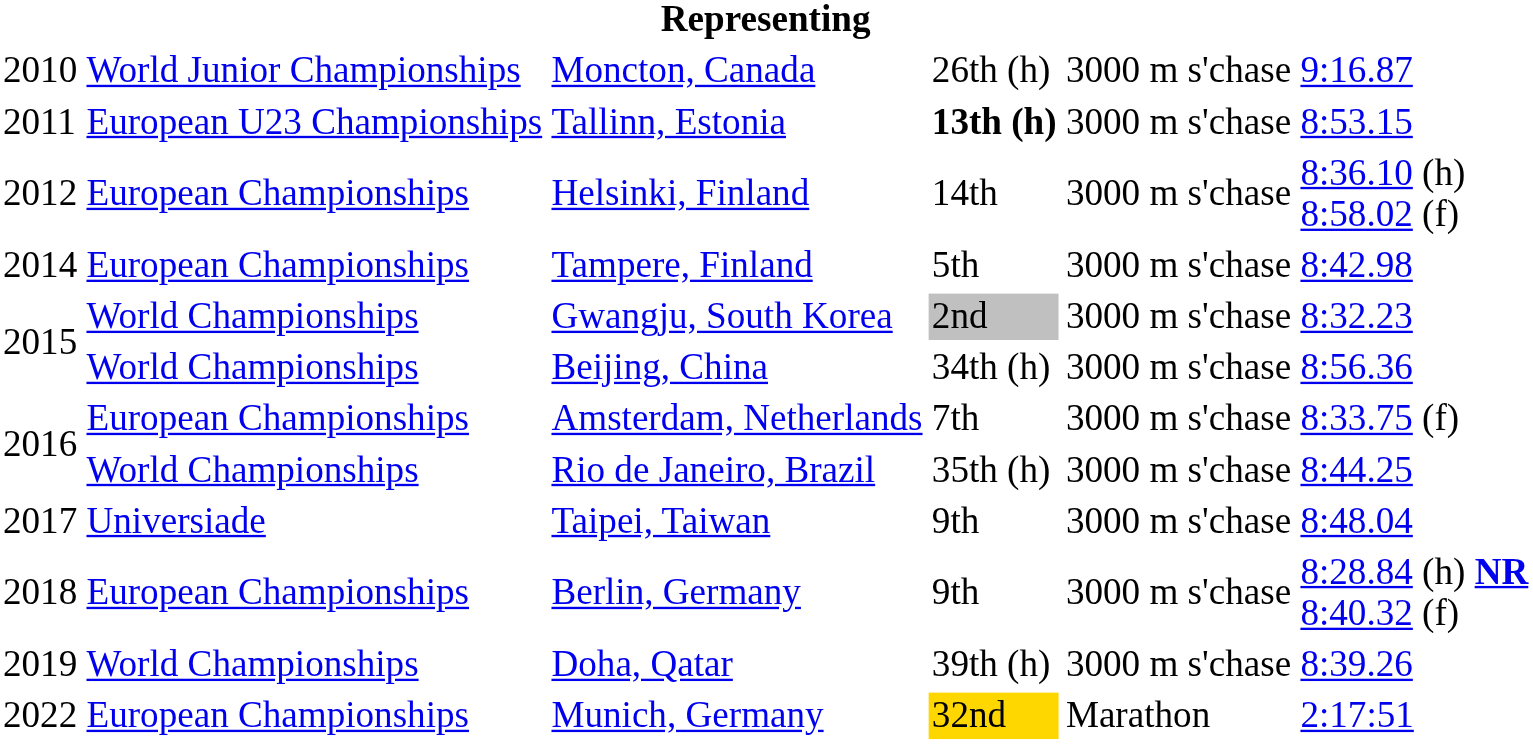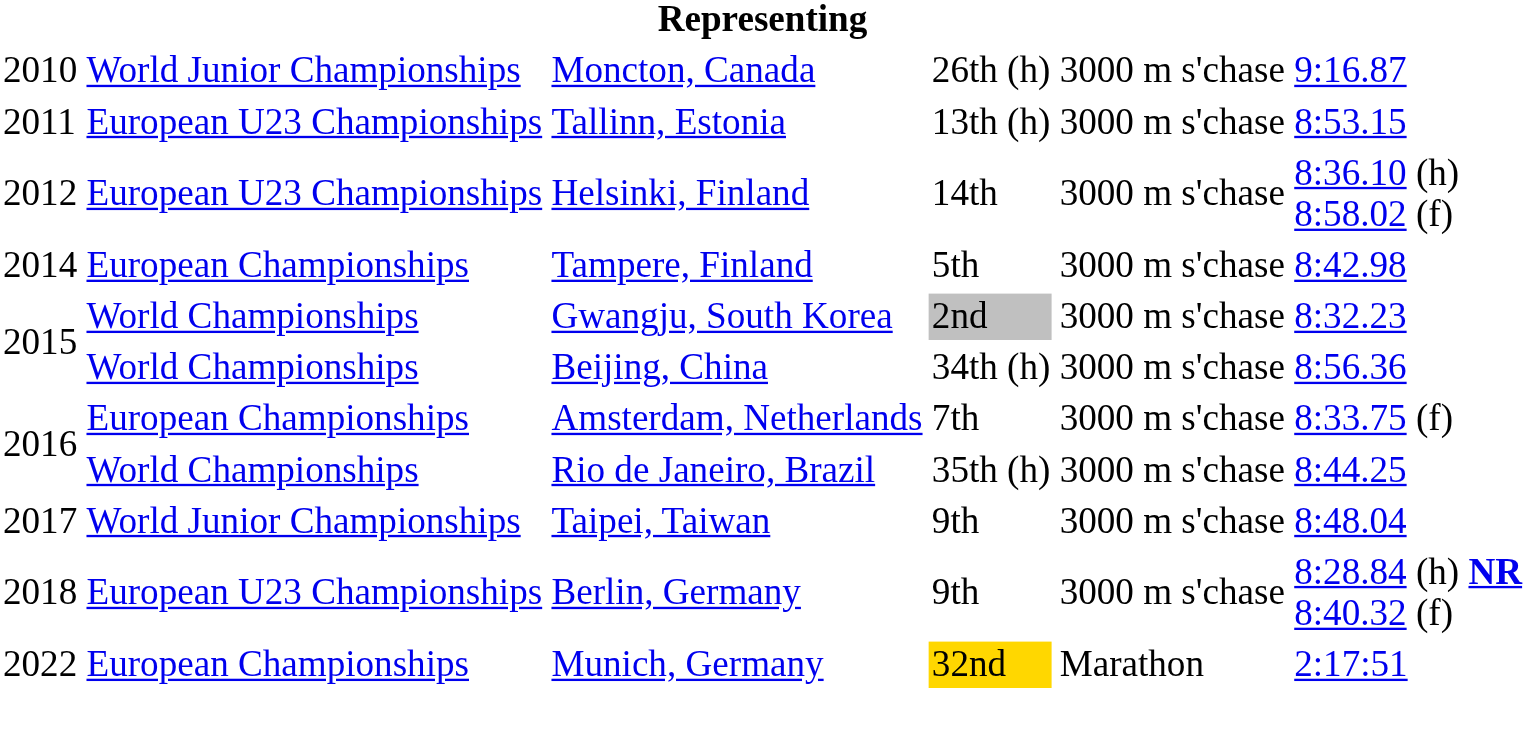(994, 121) bold -> (991, 121) normal
(278, 193) European Championships -> (314, 193) European U23 Championships
(176, 520) Universiade -> (304, 520) World Junior Championships
(278, 592) European Championships -> (314, 592) European U23 Championships
- row: (642, 664)
